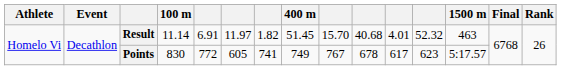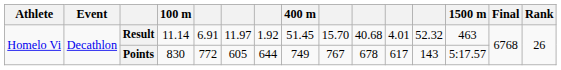(268, 35) 1.82 -> (268, 35) 1.92
(268, 55) 741 -> (268, 55) 644
(429, 55) 623 -> (429, 55) 143
